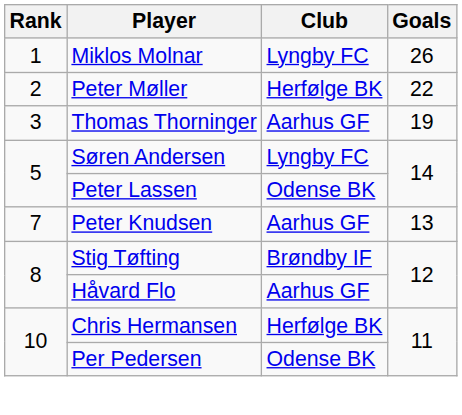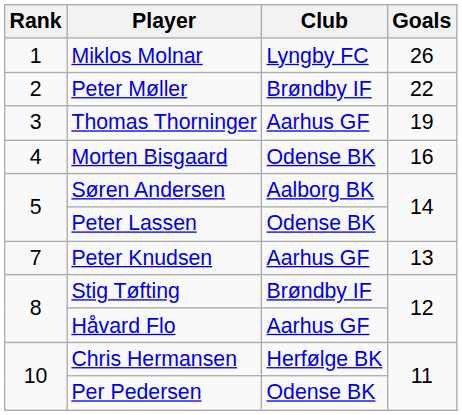(324, 88) Herfølge BK -> (319, 88) Brøndby IF
+ row: (149, 156)
(318, 156) Lyngby FC -> (320, 190) Aalborg BK
